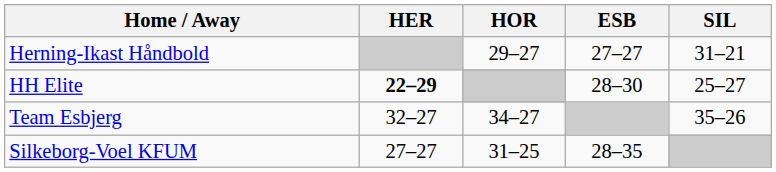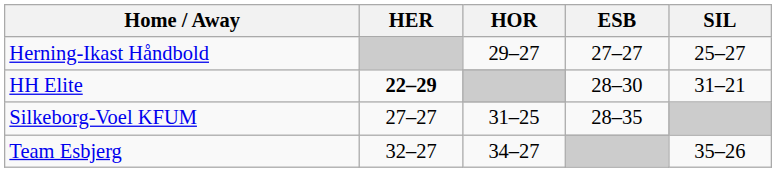(720, 53) 31–21 -> (720, 53) 25–27
(720, 85) 25–27 -> (720, 85) 31–21
rows swapped: (66, 118) <-> (103, 150)
